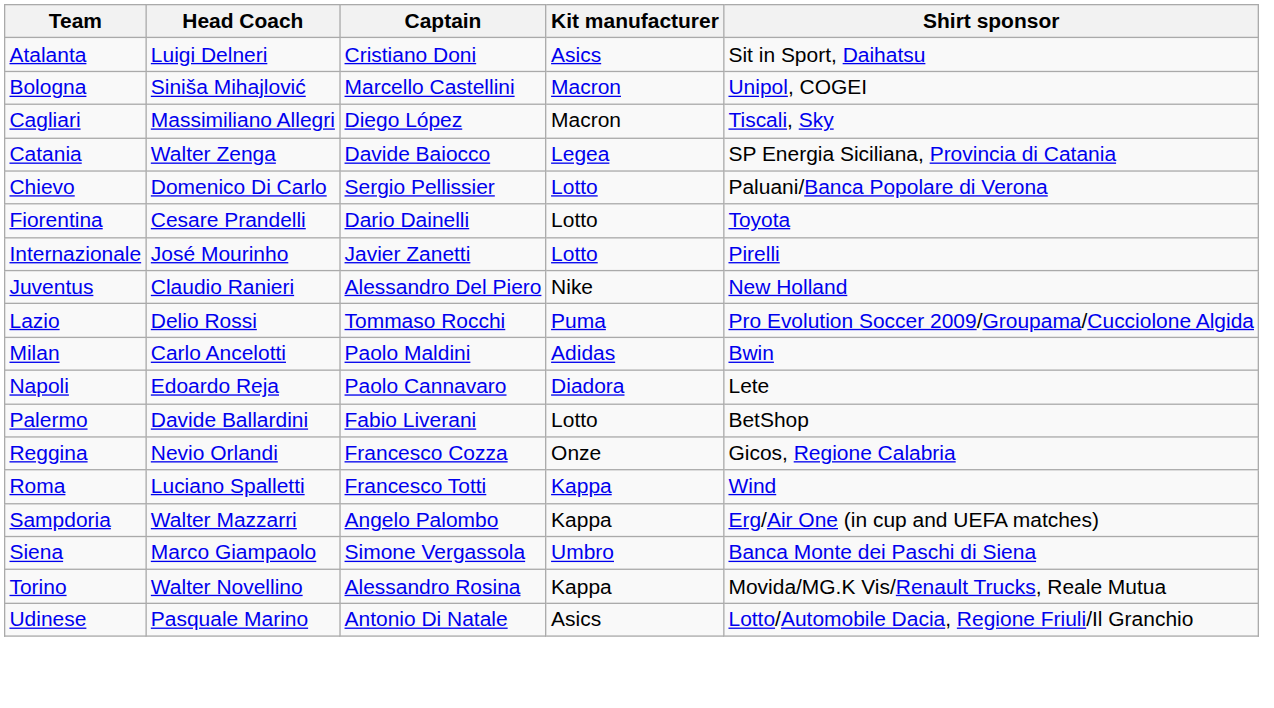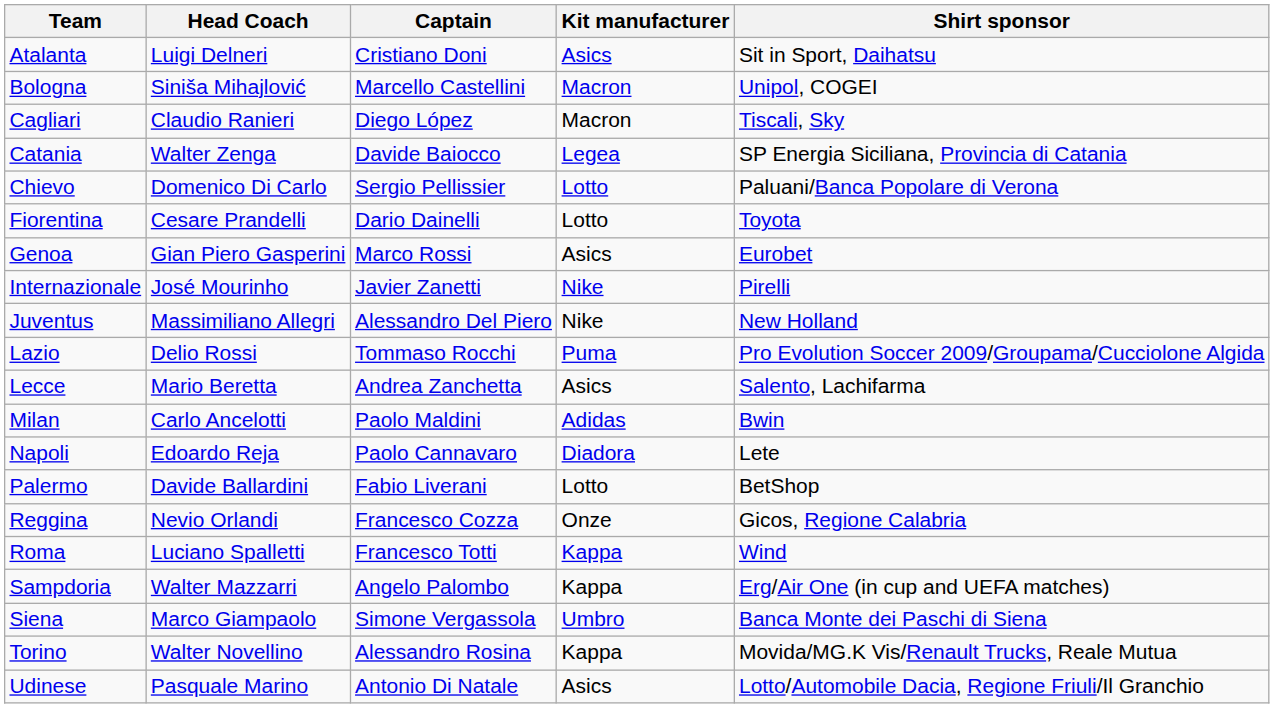(243, 120) Massimiliano Allegri -> (222, 120) Claudio Ranieri
+ row: (41, 253)
(574, 253) Lotto -> (583, 287) Nike
(222, 287) Claudio Ranieri -> (243, 320) Massimiliano Allegri
+ row: (37, 386)
